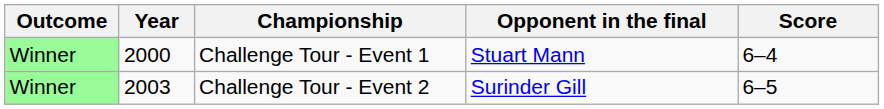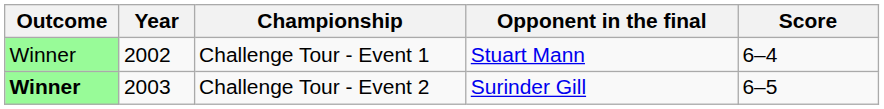(147, 54) 2000 -> (147, 54) 2002
(43, 87) normal -> (45, 87) bold
